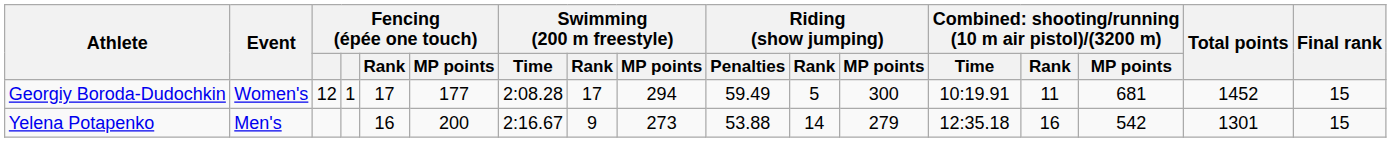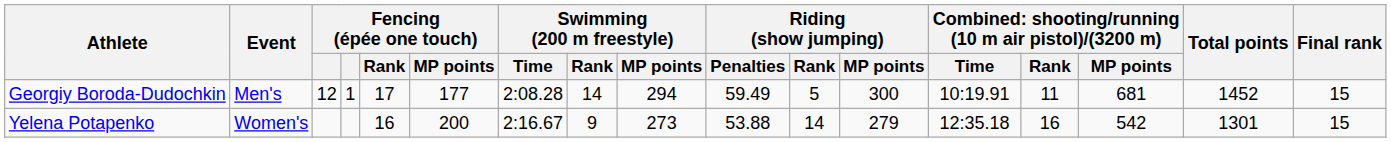(271, 95) Women's -> (258, 95) Men's
(592, 95) 17 -> (592, 95) 14
(258, 123) Men's -> (271, 123) Women's
